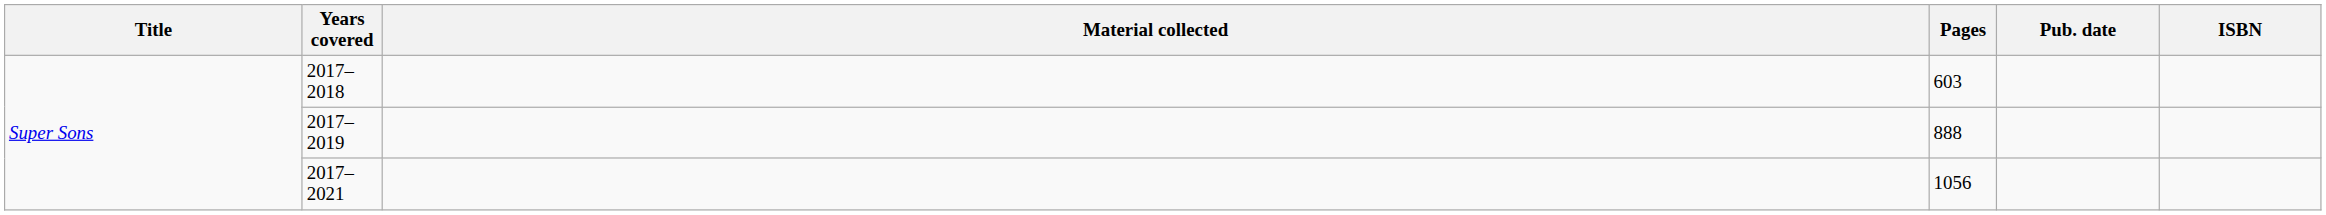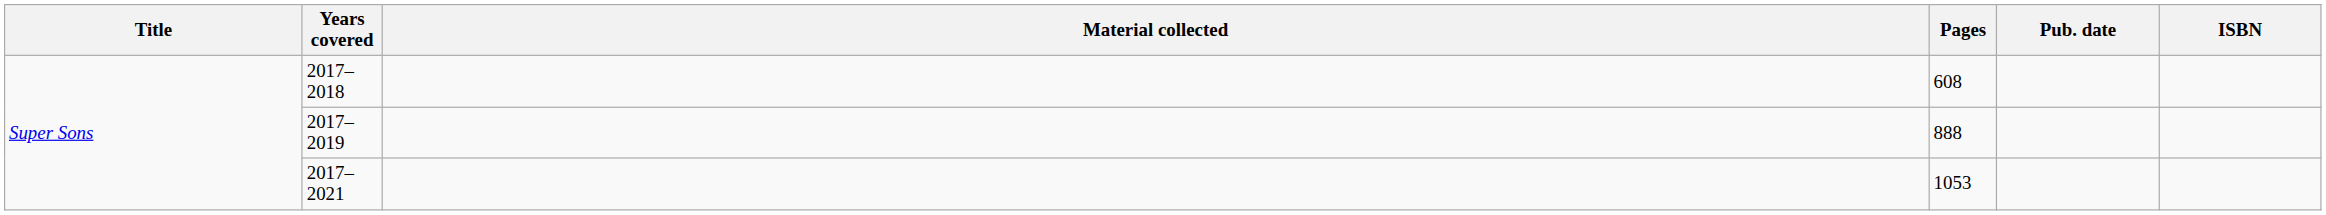(1948, 81) 603 -> (1948, 81) 608
(1952, 183) 1056 -> (1952, 183) 1053
